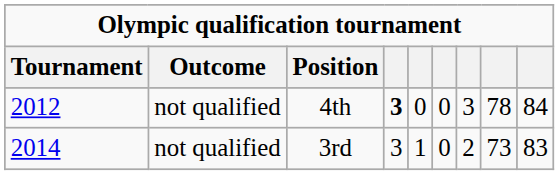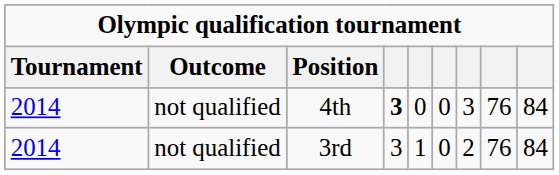(36, 107) 2012 -> (36, 107) 2014
(499, 107) 78 -> (499, 107) 76
(499, 148) 73 -> (499, 148) 76
(536, 148) 83 -> (536, 148) 84
